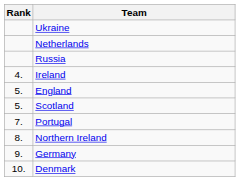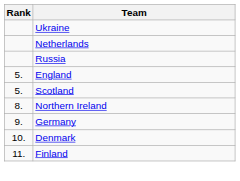- row: (50, 75)
- row: (54, 122)
+ row: (52, 153)
